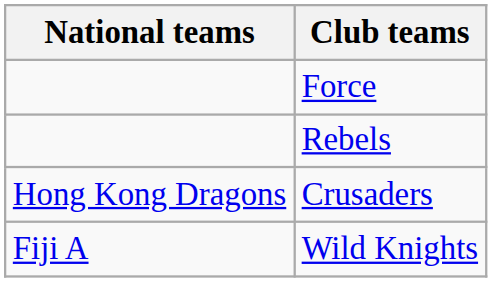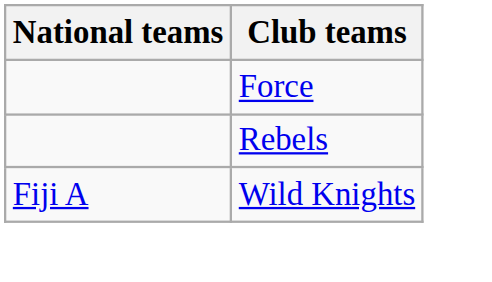- row: (367, 194)
